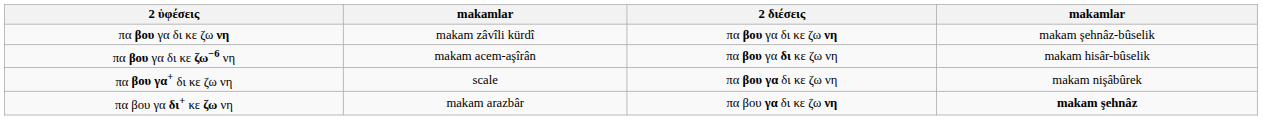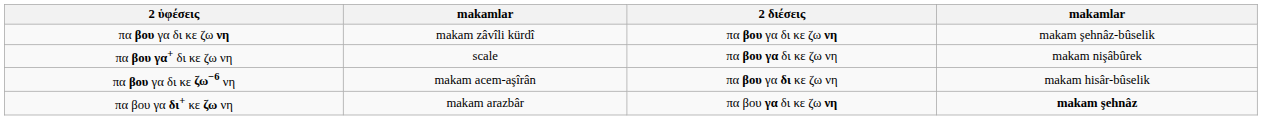rows swapped: (174, 56) <-> (174, 79)
